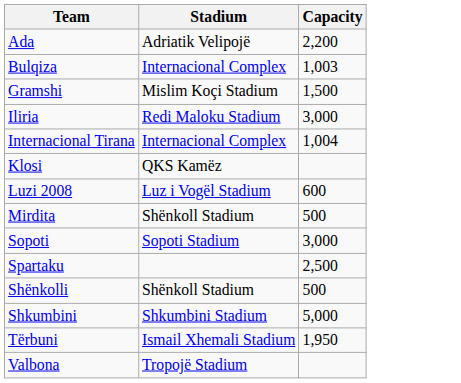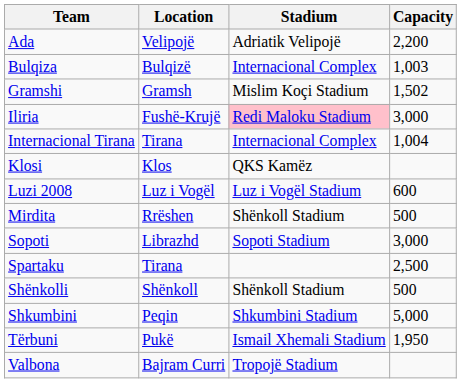+ column: (184, 16)
(320, 91) 1,500 -> (411, 91) 1,502
(211, 116) no background -> (302, 116) pink background
